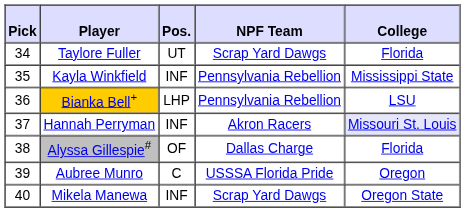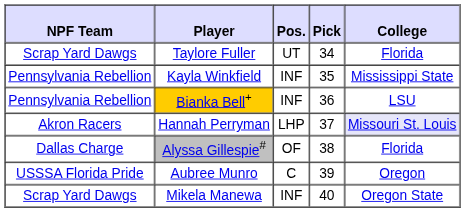columns swapped: (22, 31) <-> (269, 31)
(177, 100) LHP -> (291, 100) INF
(177, 124) INF -> (291, 124) LHP
